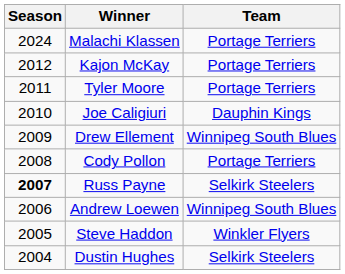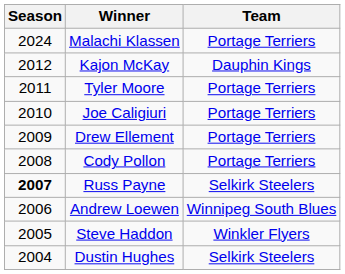(262, 64) Portage Terriers -> (262, 64) Dauphin Kings
(262, 112) Dauphin Kings -> (262, 112) Portage Terriers
(262, 137) Winnipeg South Blues -> (262, 137) Portage Terriers
